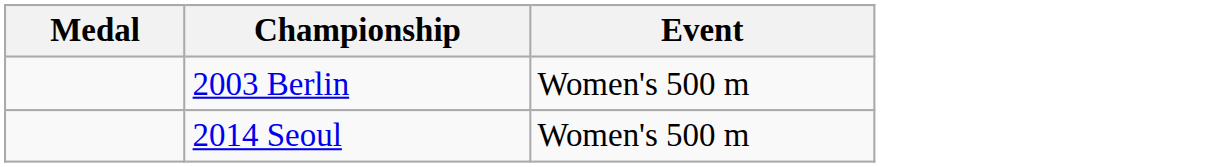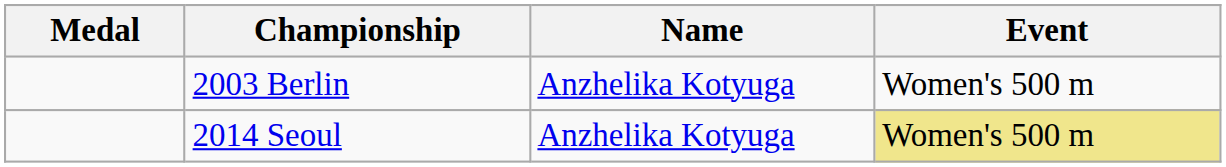+ column: (702, 30)
(643, 135) no background -> (988, 135) khaki background
